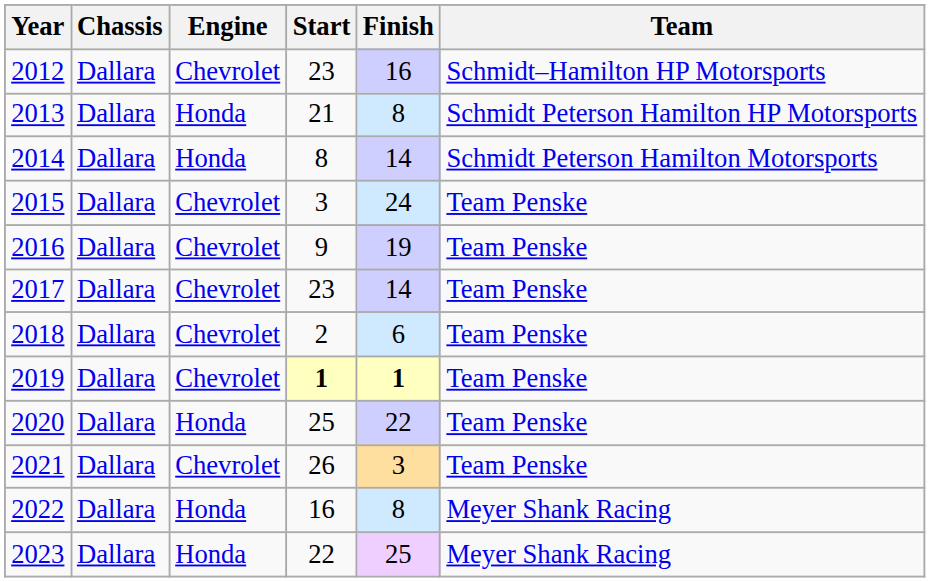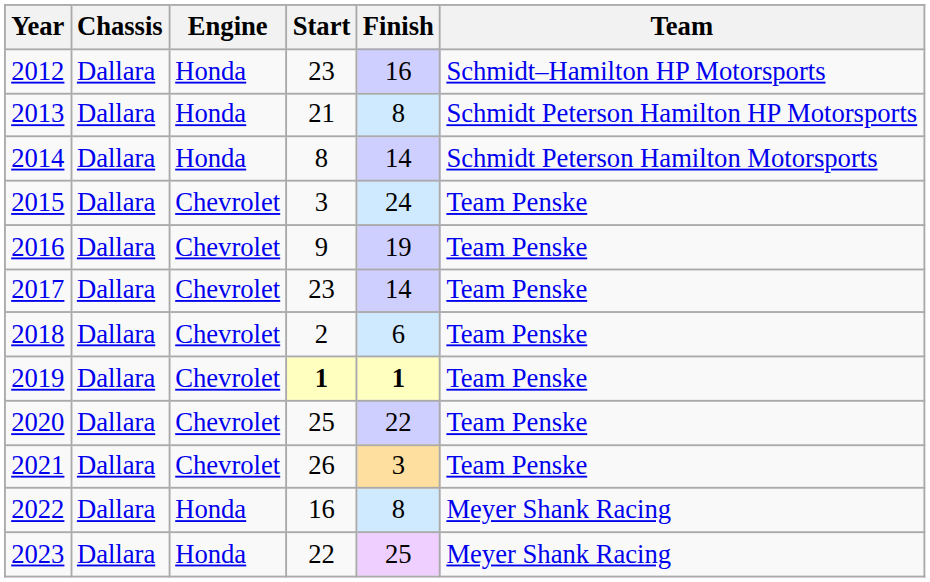(228, 70) Chevrolet -> (211, 70) Honda
(211, 422) Honda -> (228, 422) Chevrolet
